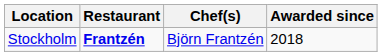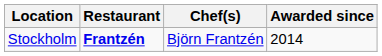(287, 39) 2018 -> (287, 39) 2014
